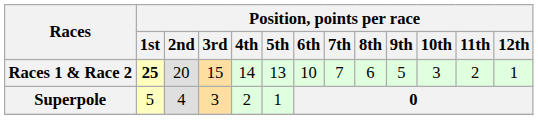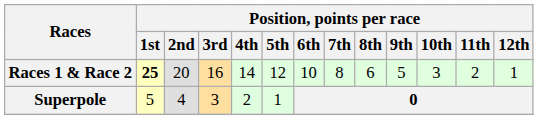(215, 72) 15 -> (215, 72) 16
(278, 72) 13 -> (278, 72) 12
(340, 72) 7 -> (340, 72) 8
